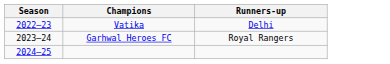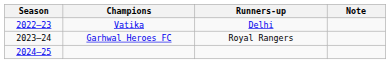+ column: (356, 11)
